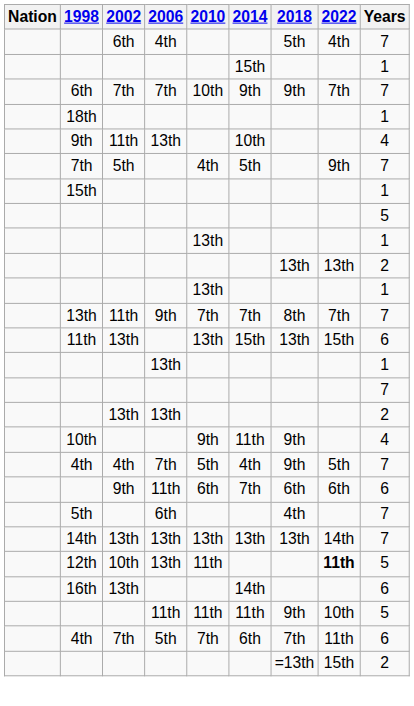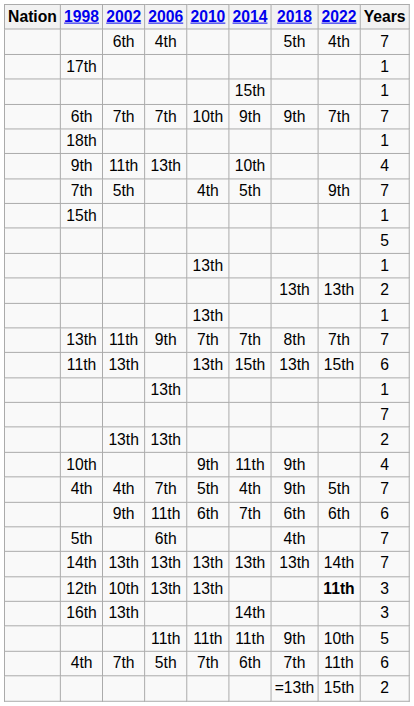+ row: (82, 66)
(208, 564) 11th -> (208, 588) 13th
(385, 564) 5 -> (385, 588) 3
(385, 588) 6 -> (385, 613) 3
